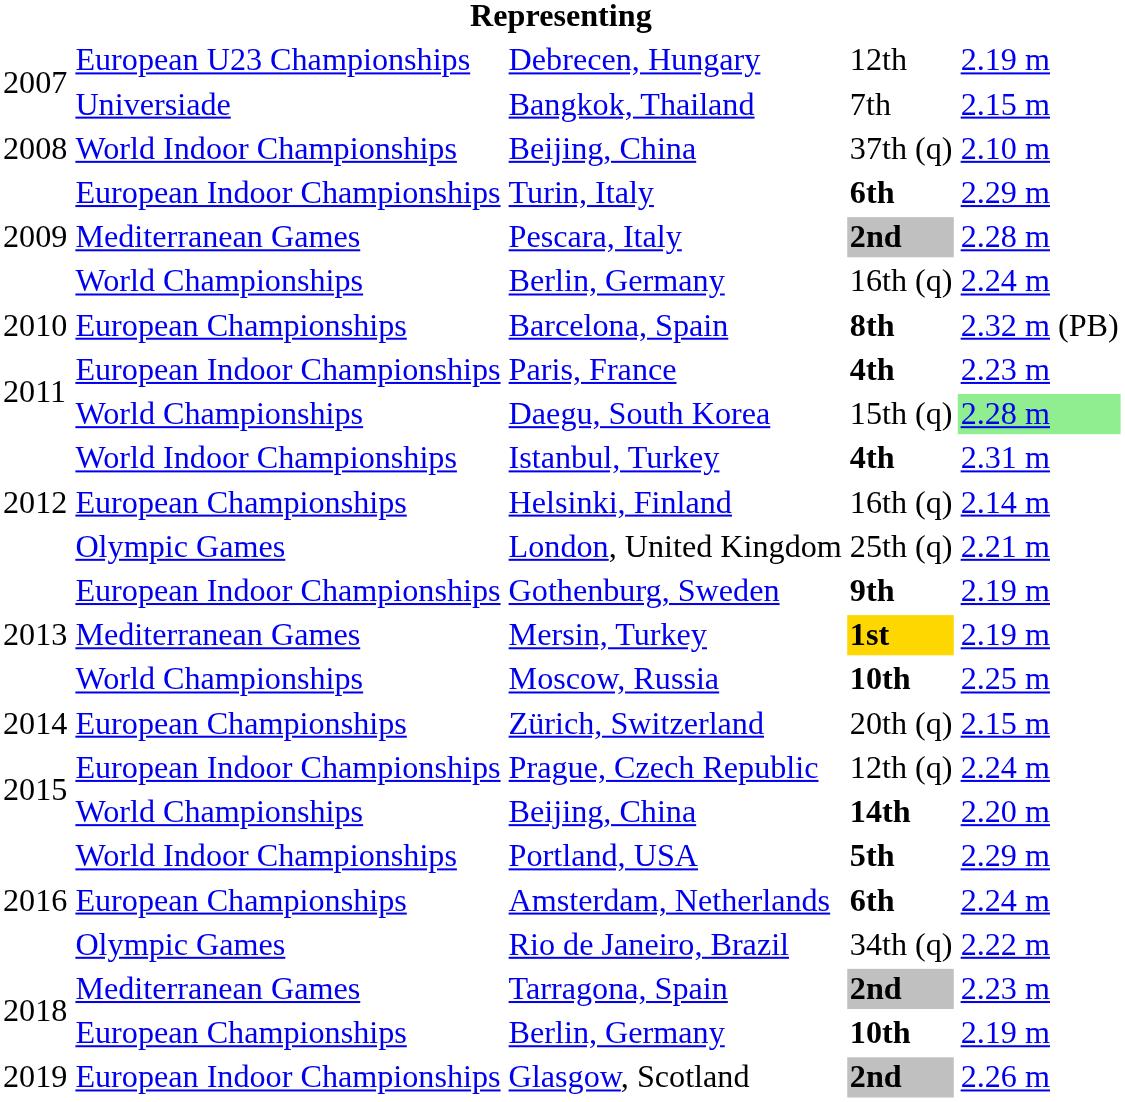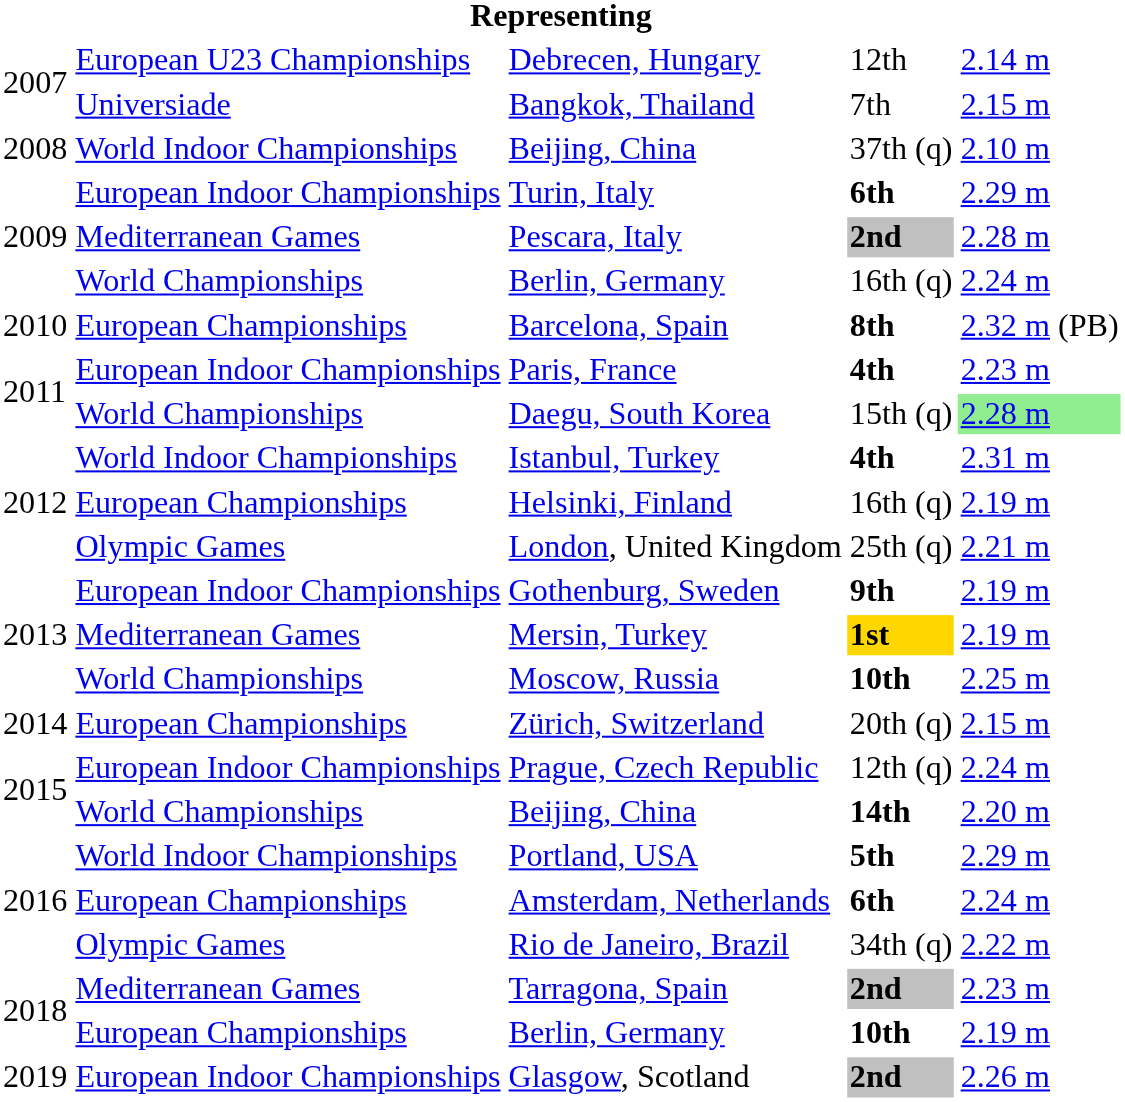(1005, 59) 2.19 m -> (1005, 59) 2.14 m
(1005, 502) 2.14 m -> (1005, 502) 2.19 m
